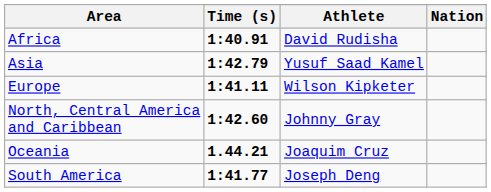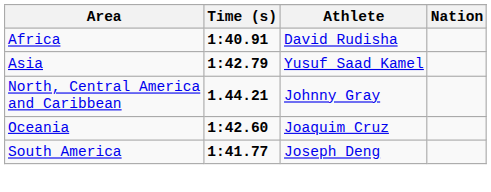- row: (34, 88)
(238, 120) 1:42.60 -> (238, 96) 1.44.21
(238, 152) 1.44.21 -> (238, 128) 1:42.60
